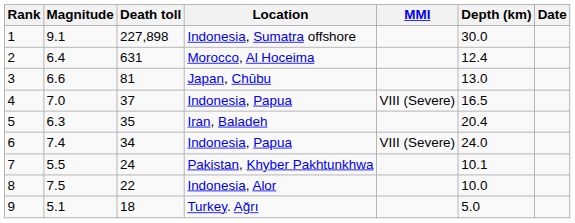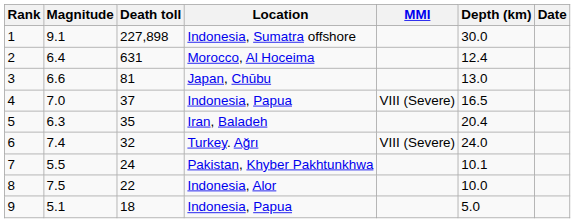(127, 143) 34 -> (127, 143) 32
(240, 143) Indonesia, Papua -> (223, 143) Turkey. Ağrı
(223, 206) Turkey. Ağrı -> (240, 206) Indonesia, Papua
